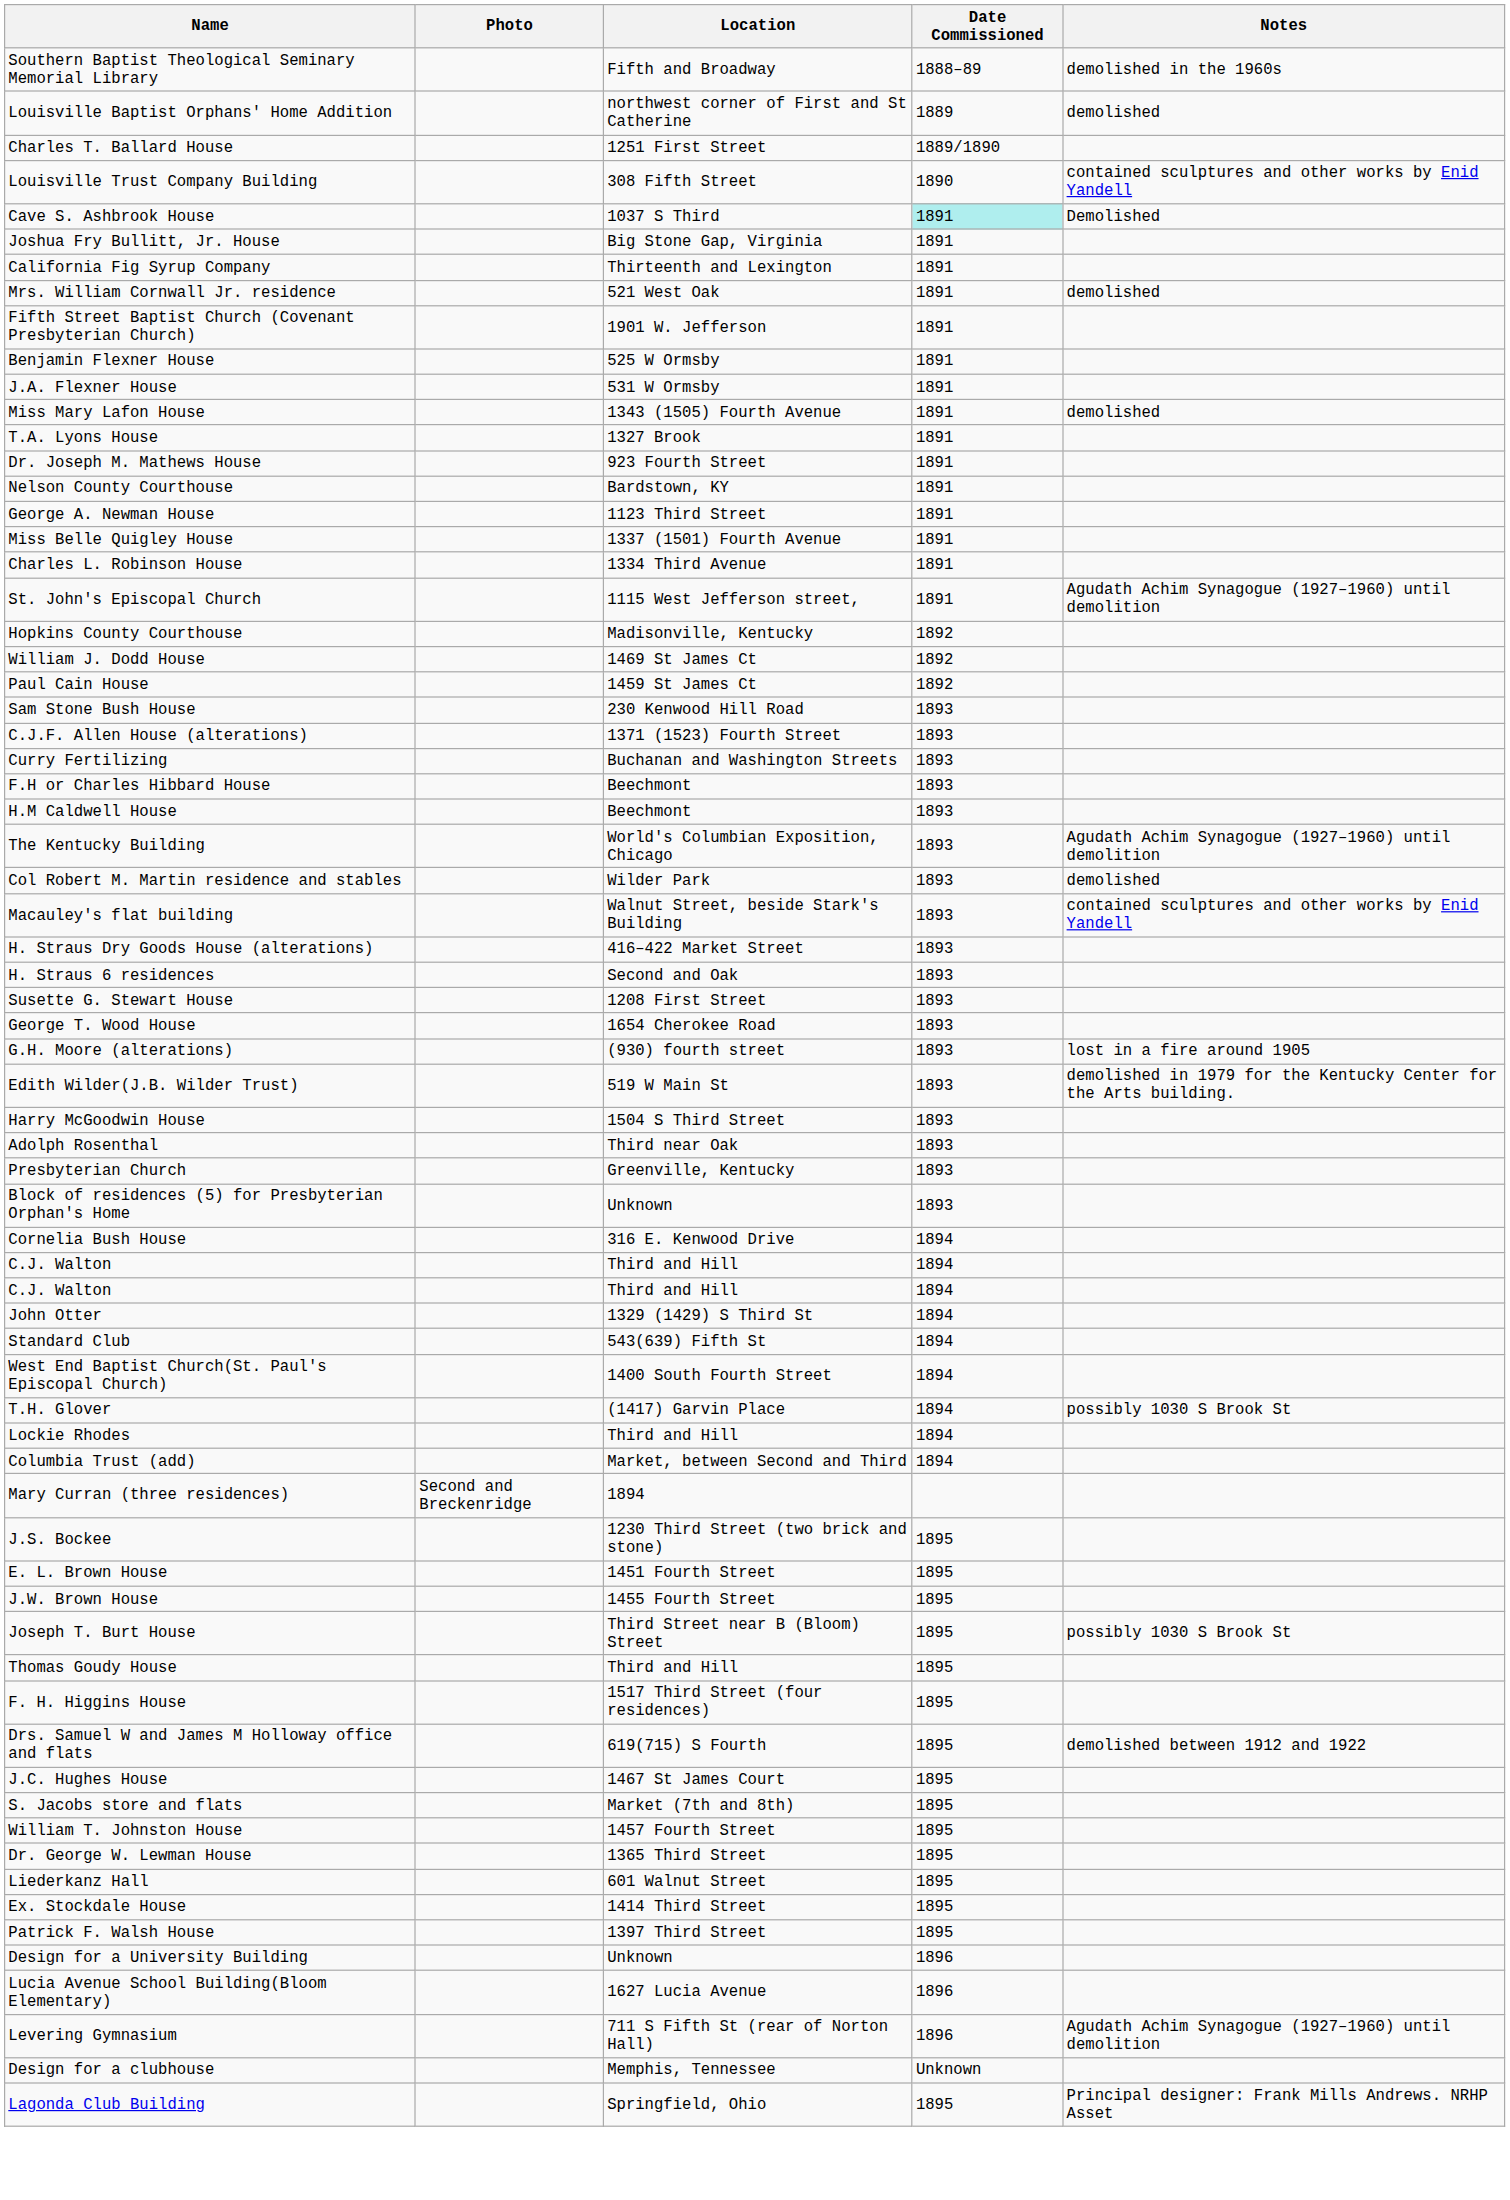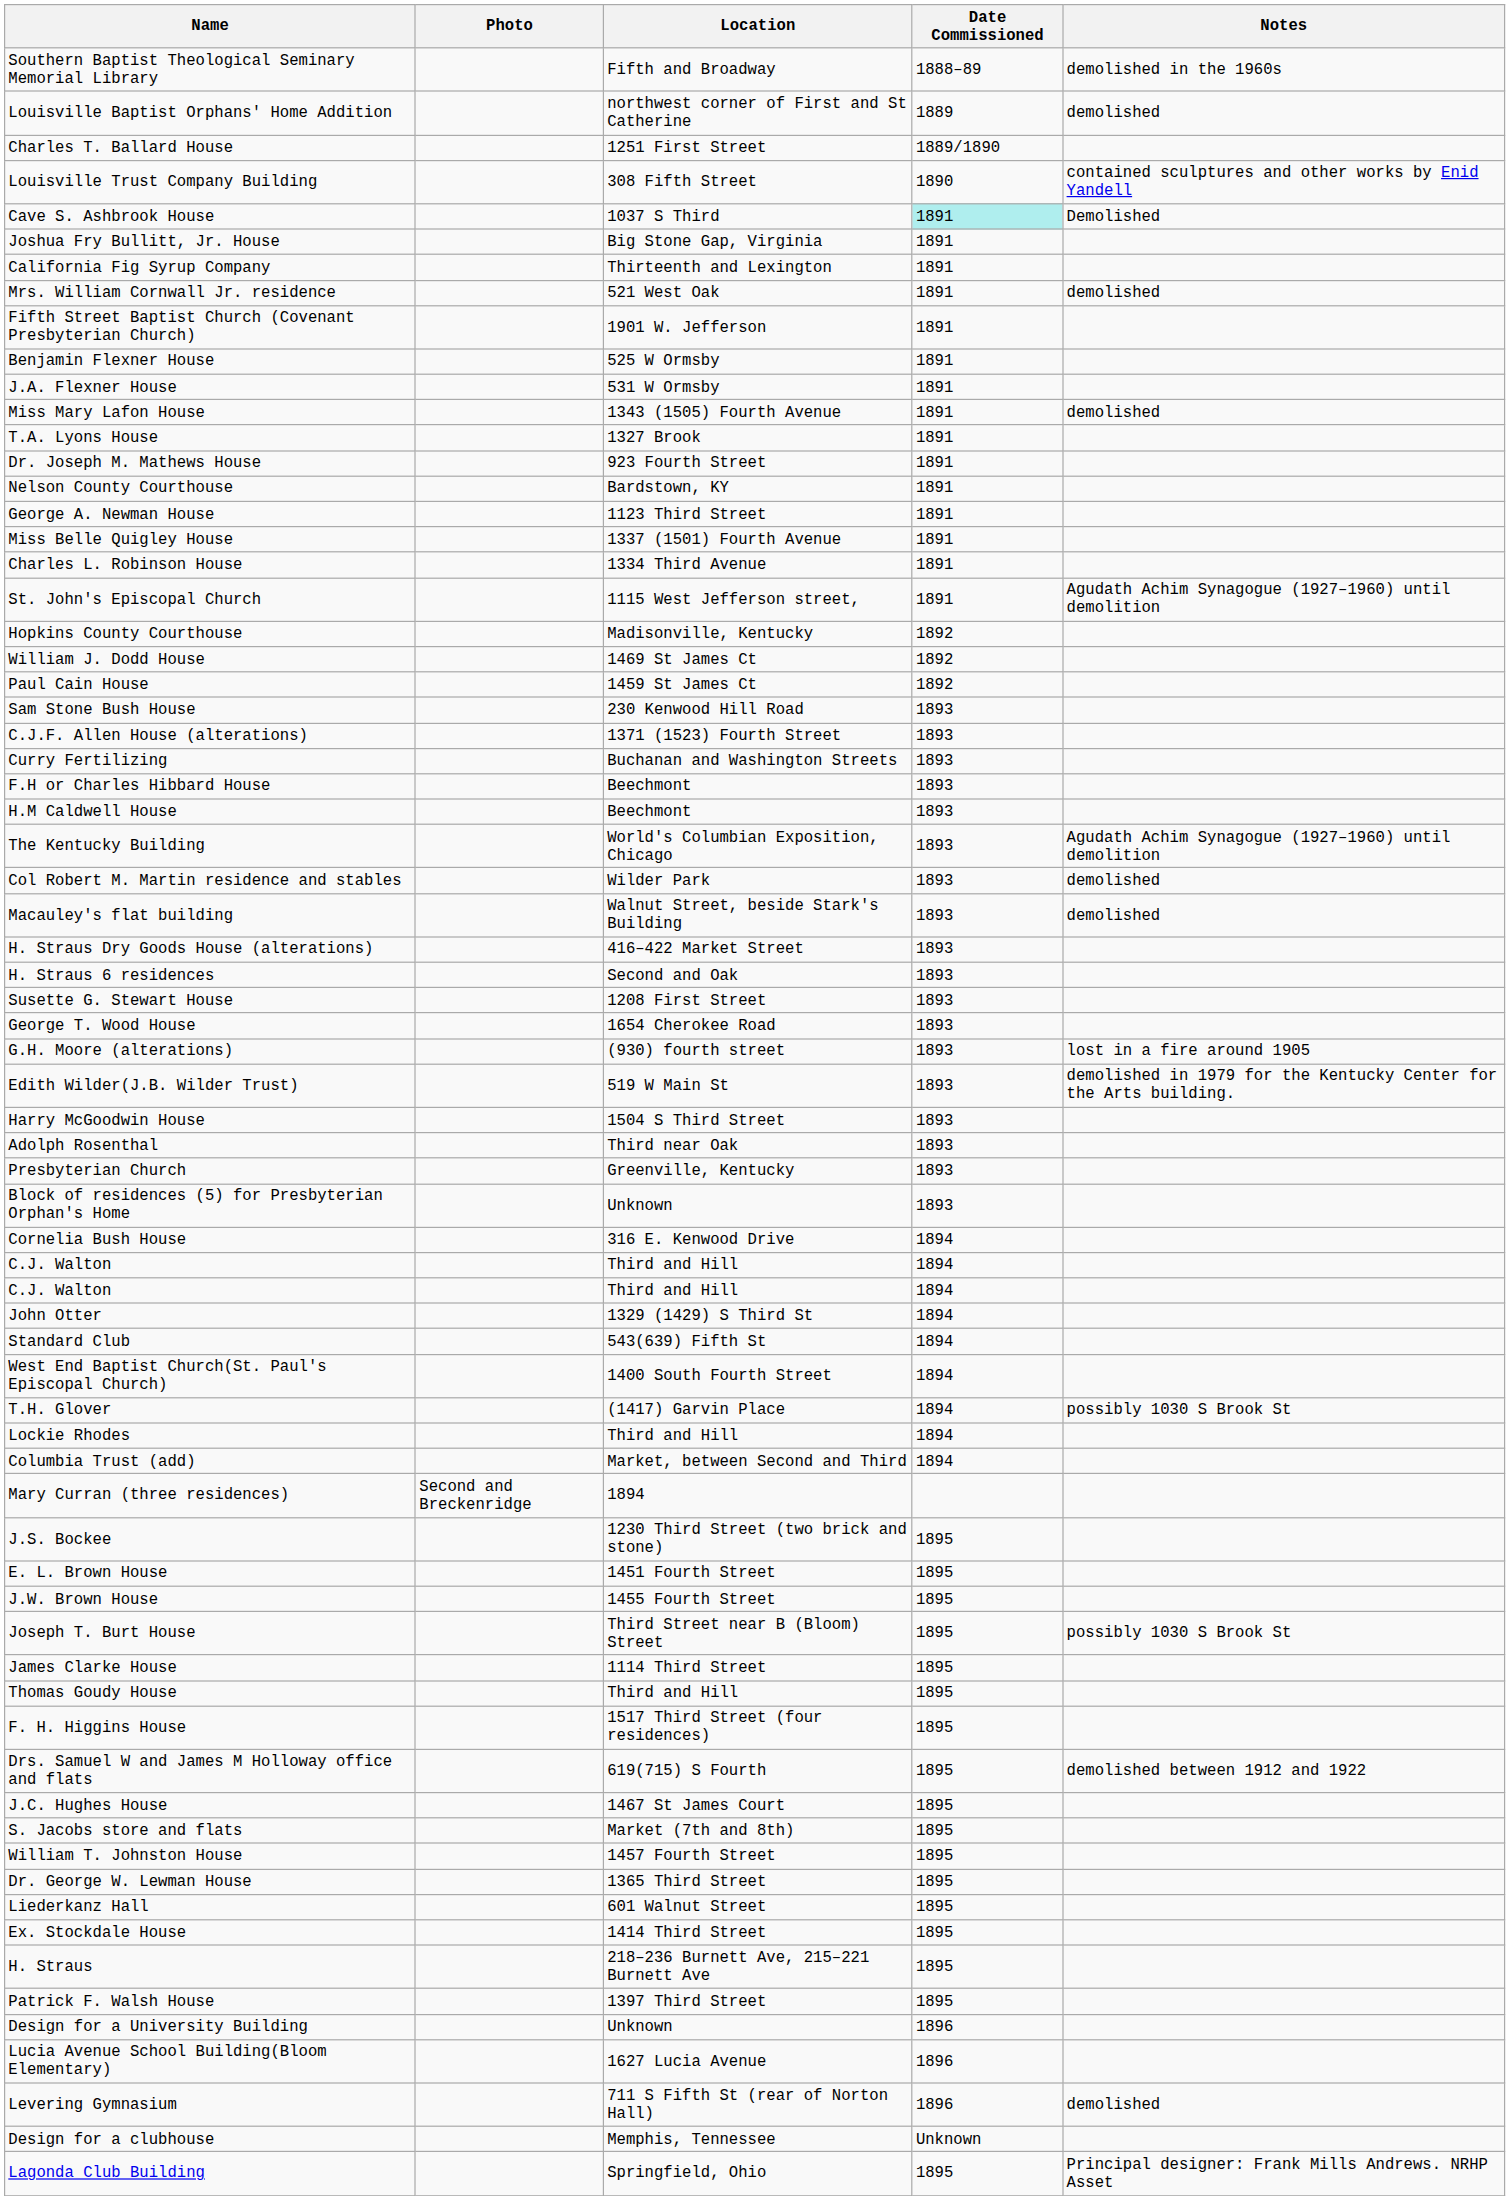(1273, 915) contained sculptures and other works by Enid Yandell -> (1113, 915) demolished
+ row: (93, 1668)
+ row: (50, 1967)
(1259, 2036) Agudath Achim Synagogue (1927–1960) until demolition -> (1113, 2105) demolished
